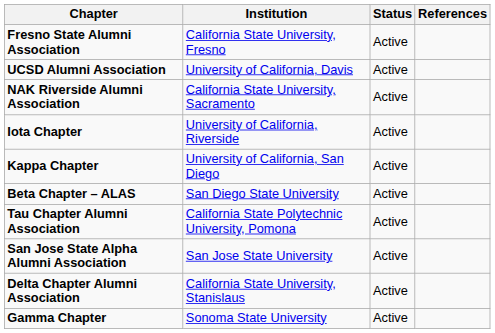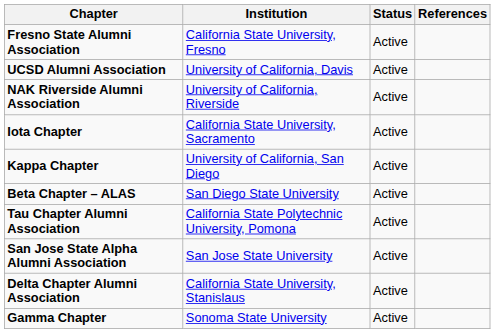(261, 97) California State University, Sacramento -> (252, 97) University of California, Riverside
(252, 131) University of California, Riverside -> (261, 131) California State University, Sacramento
